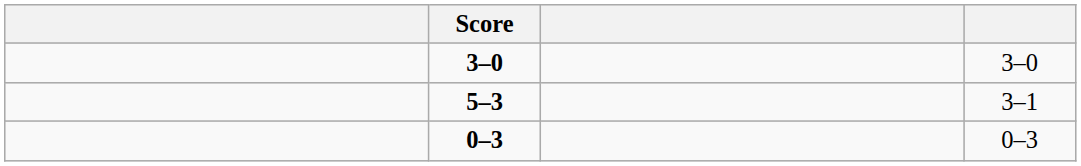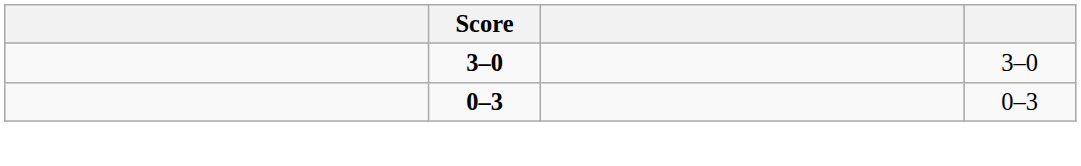- row: (485, 101)
